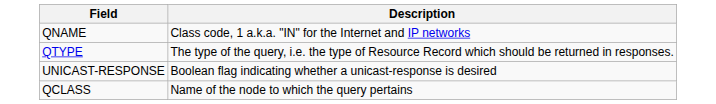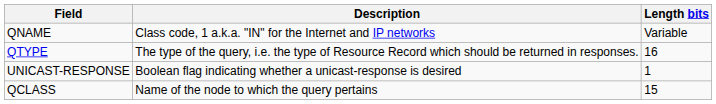+ column: (677, 14)
